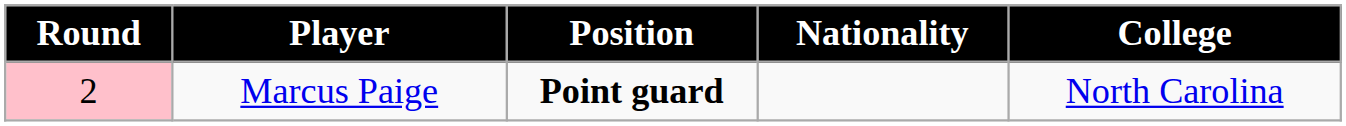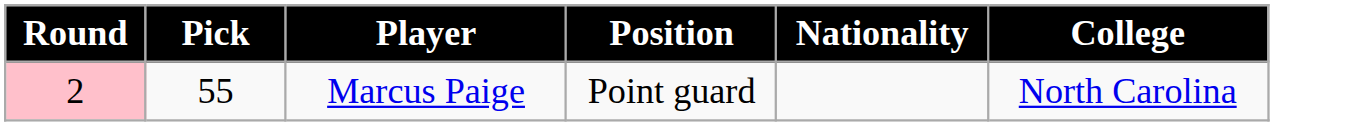+ column: (216, 33)
(632, 90) bold -> (672, 90) normal
